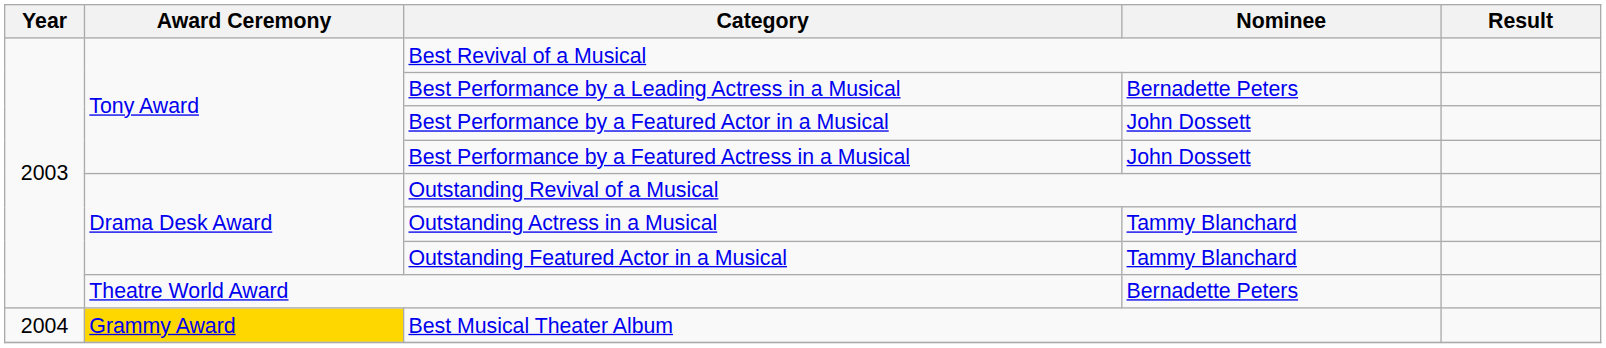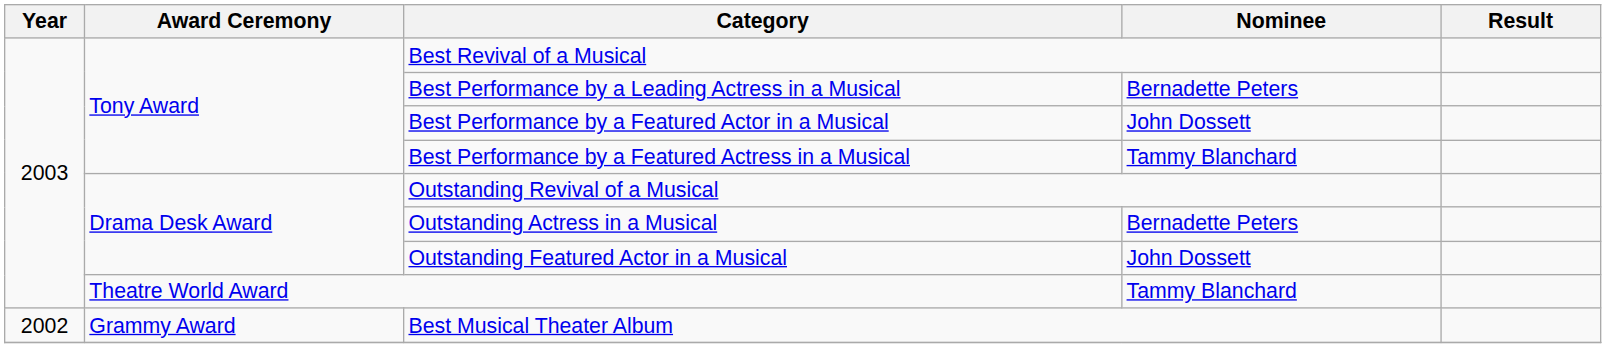(1189, 156) John Dossett -> (1212, 156) Tammy Blanchard
(1212, 223) Tammy Blanchard -> (1212, 223) Bernadette Peters
(1212, 257) Tammy Blanchard -> (1189, 257) John Dossett
(1212, 291) Bernadette Peters -> (1212, 291) Tammy Blanchard
(45, 325) 2004 -> (45, 325) 2002
(162, 325) gold background -> (162, 325) no background
